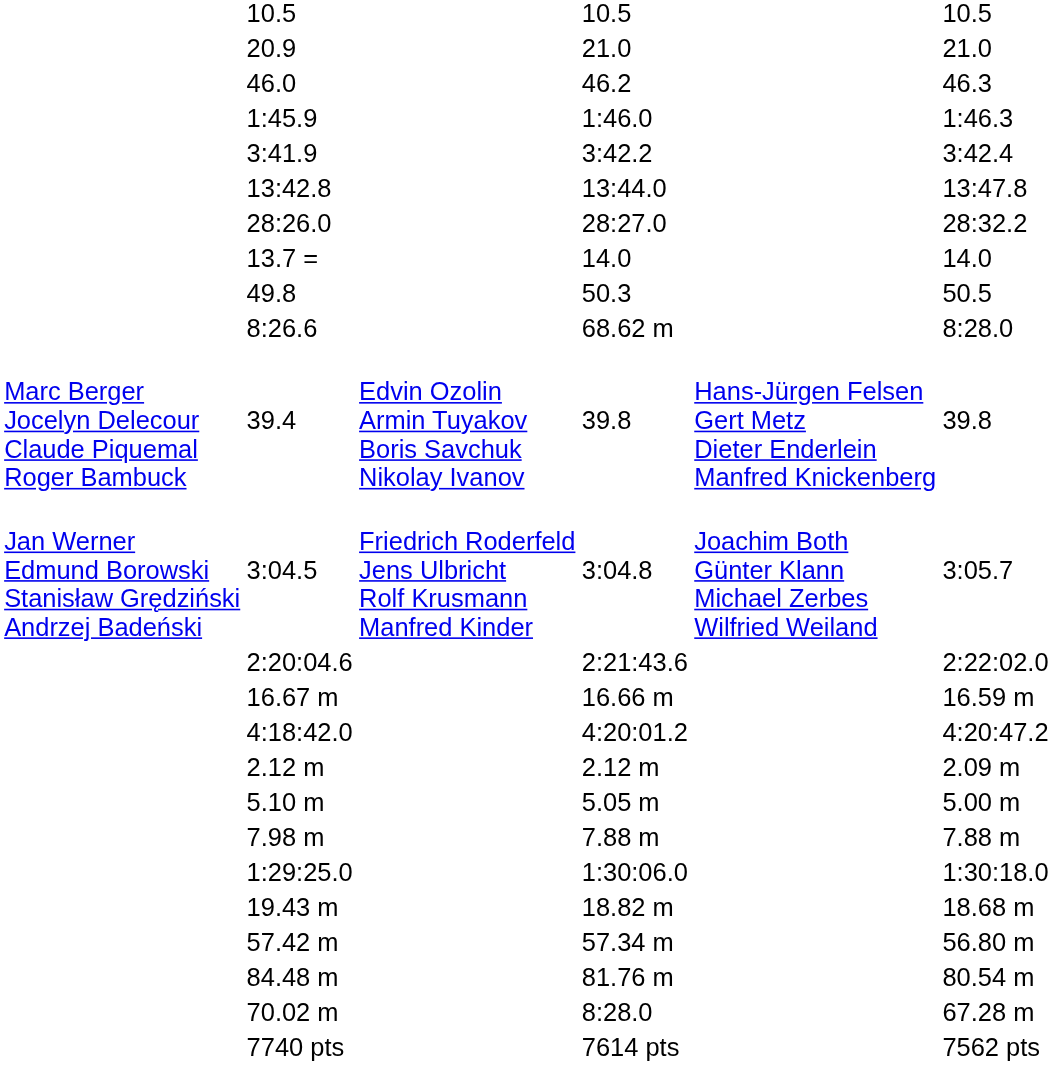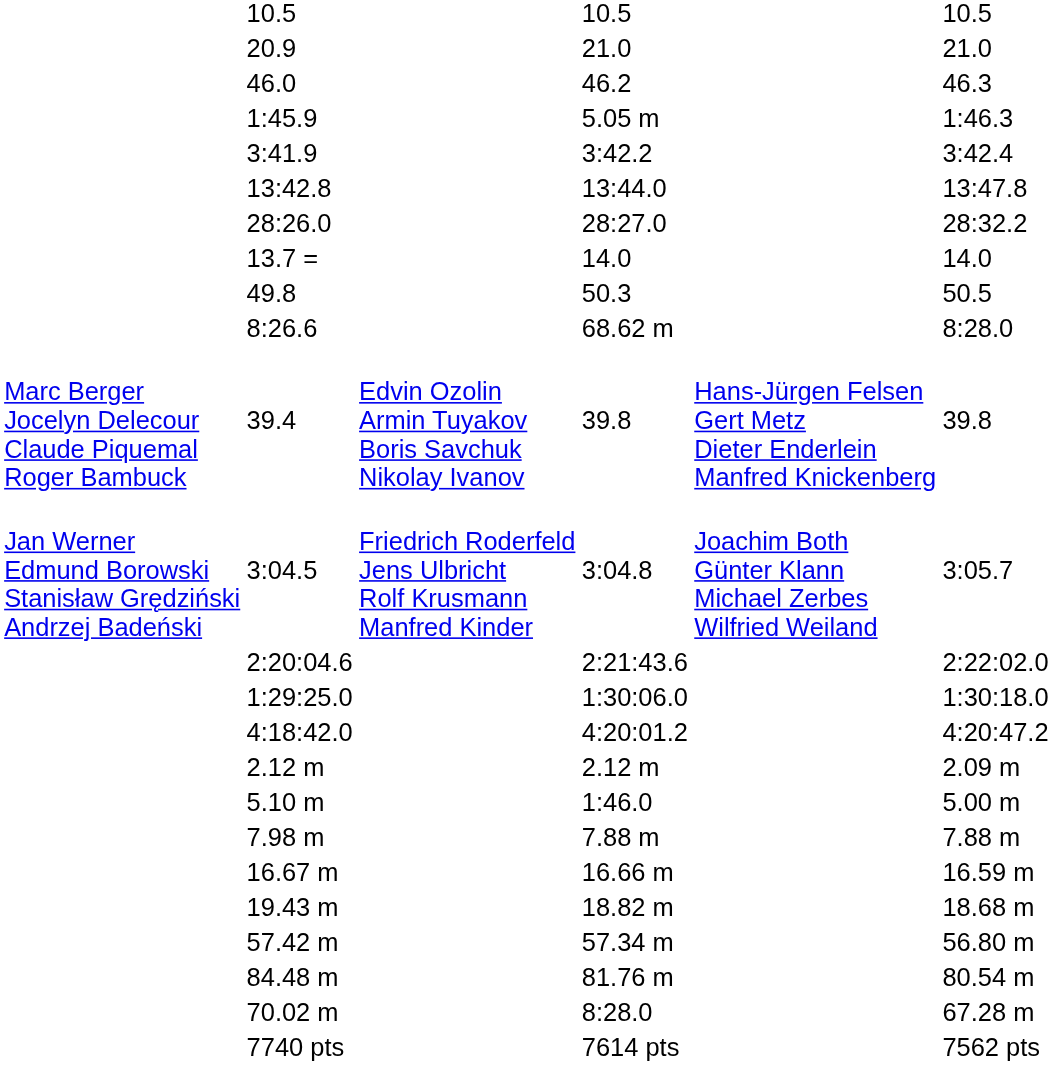(617, 118) 1:46.0 -> (621, 118) 5.05 m
rows swapped: (300, 872) <-> (293, 697)
(621, 802) 5.05 m -> (617, 802) 1:46.0
